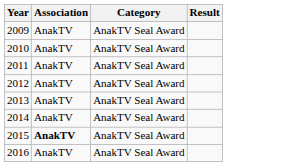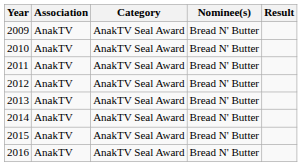+ column: (224, 13)
(55, 135) bold -> (53, 135) normal
